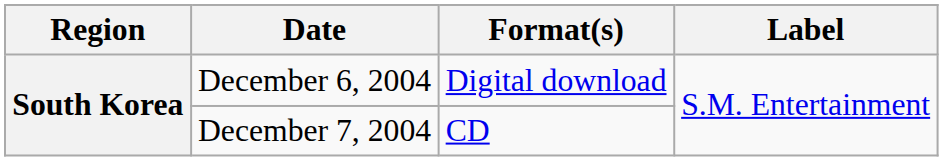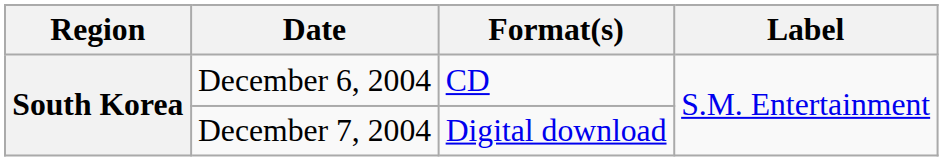(556, 79) Digital download -> (468, 79) CD
(468, 130) CD -> (556, 130) Digital download
